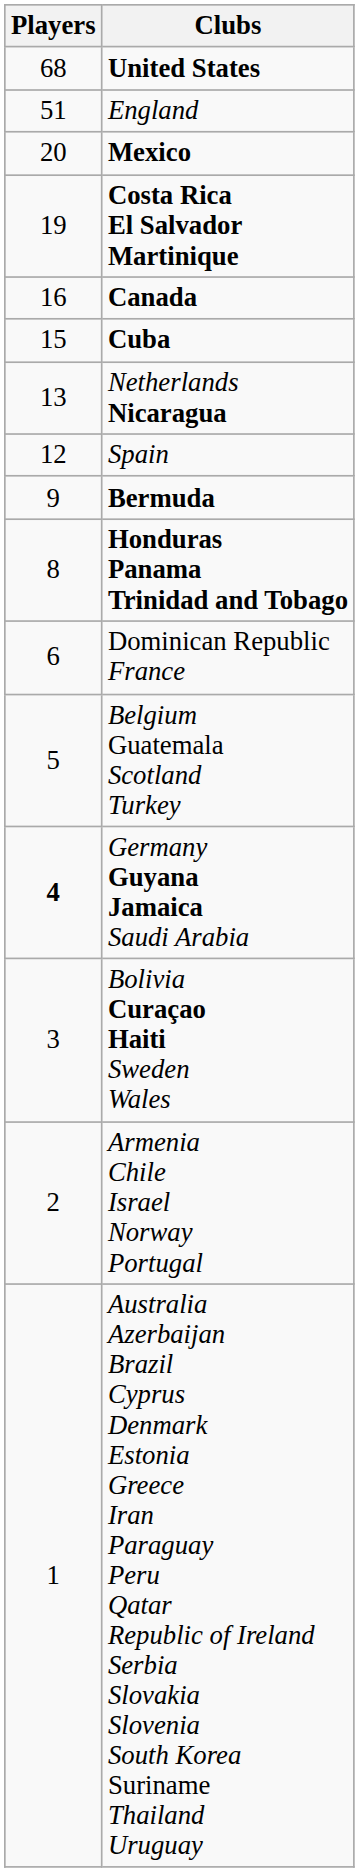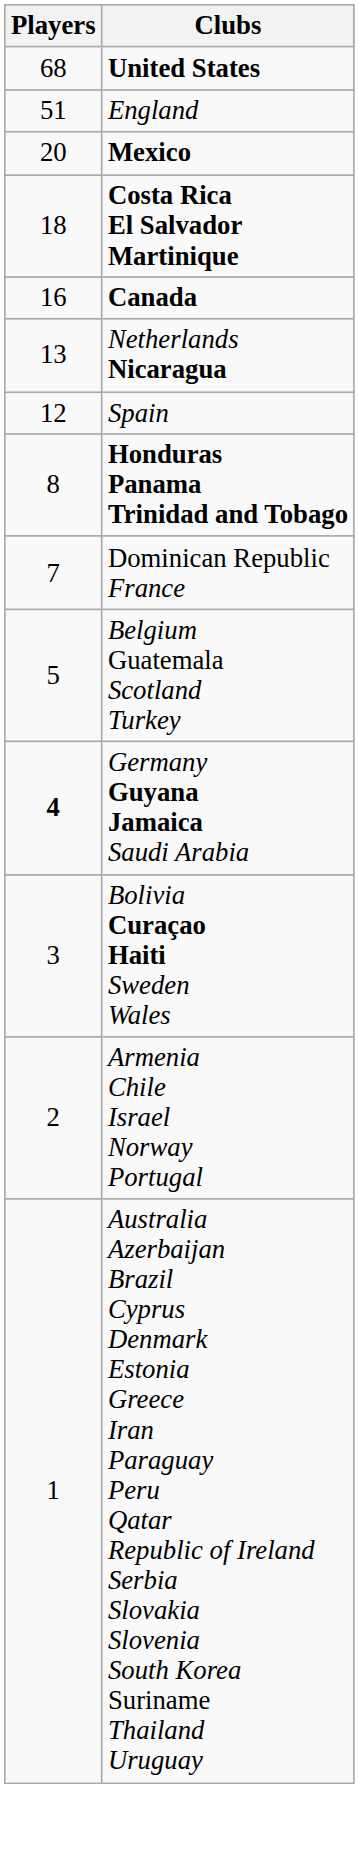(53, 225) 19 -> (53, 225) 18
- row: (139, 340)
- row: (161, 497)
(53, 657) 6 -> (53, 572) 7
